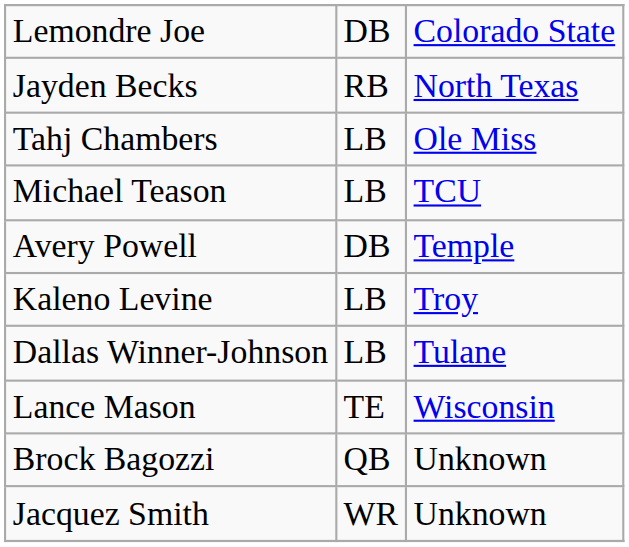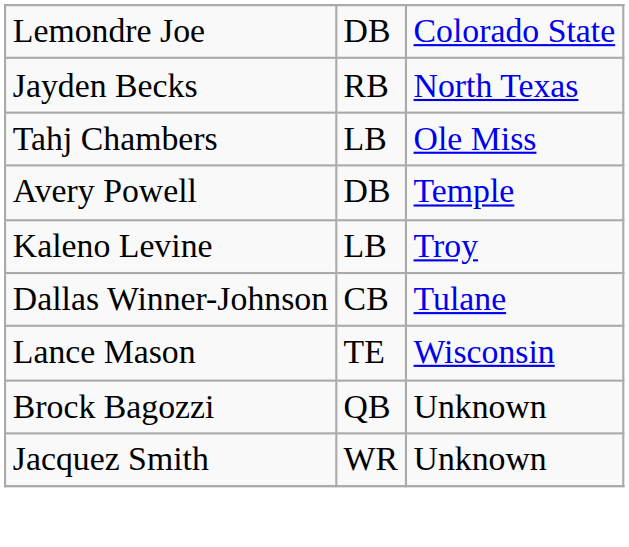- row: (120, 191)
(365, 352) LB -> (366, 298) CB
